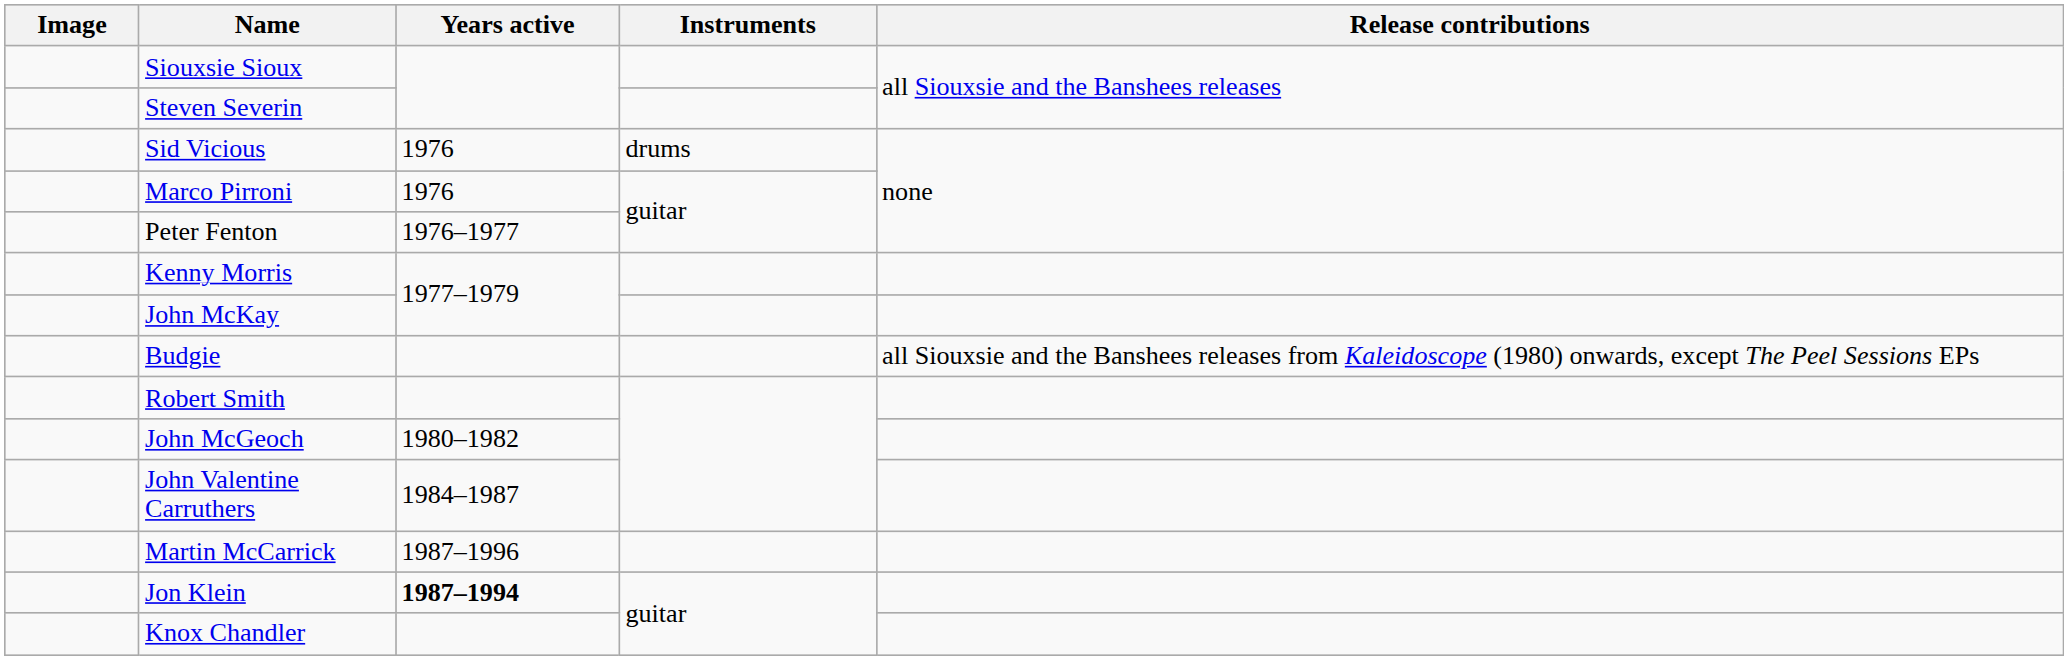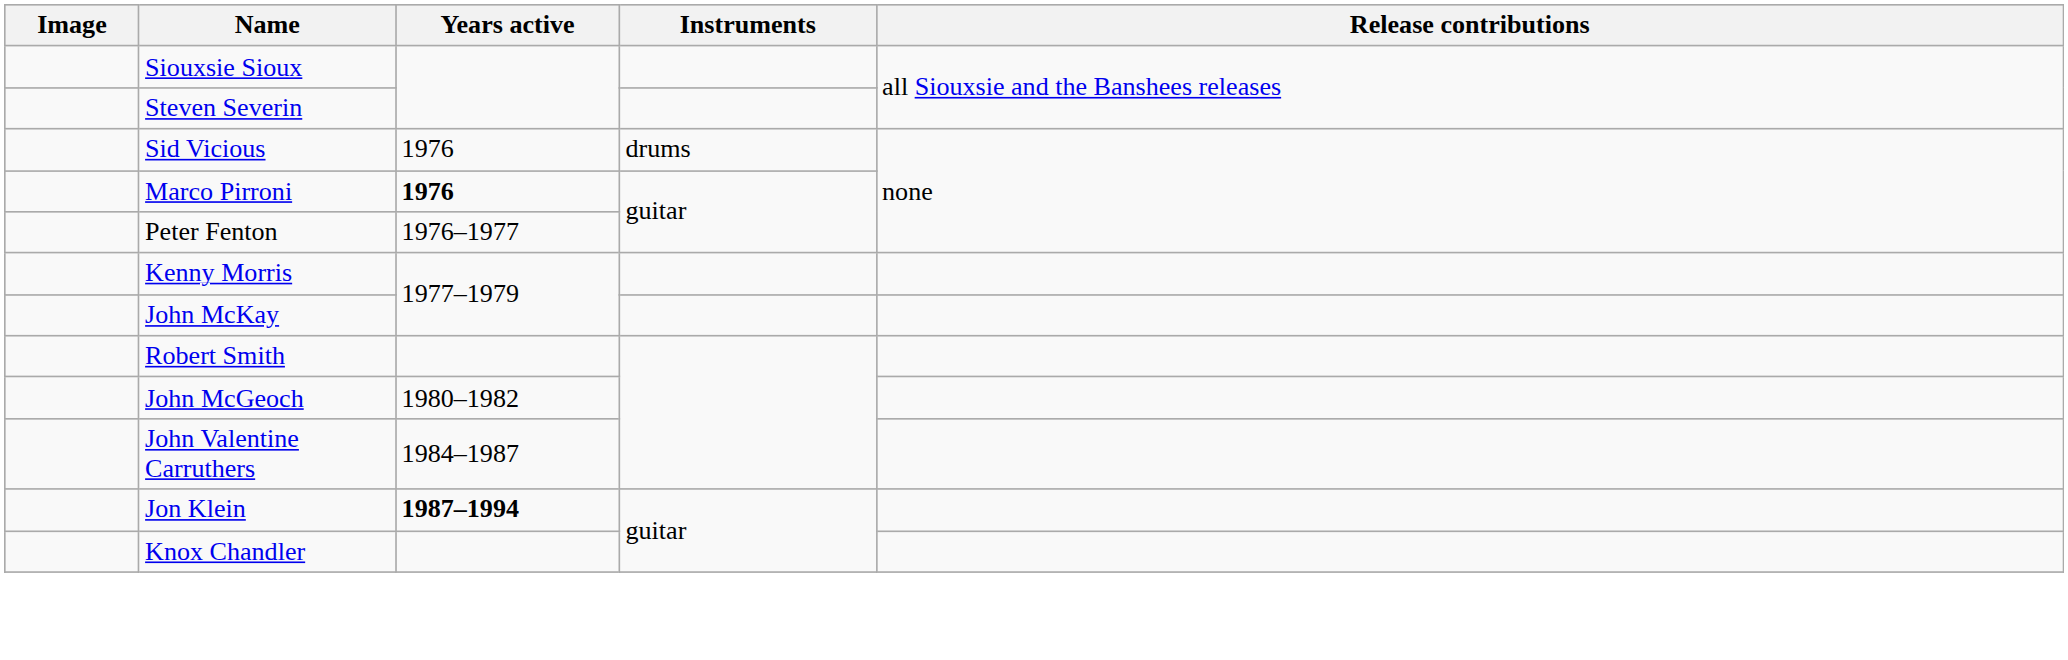(428, 190) normal -> (428, 190) bold
- row: (183, 356)
- row: (240, 550)
